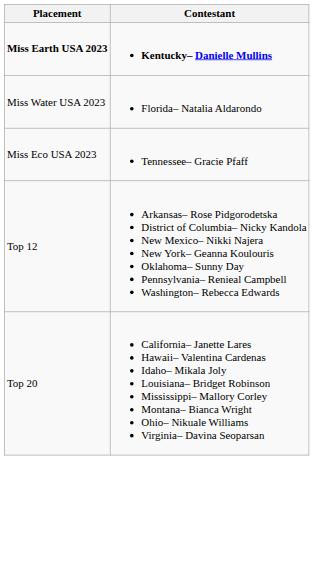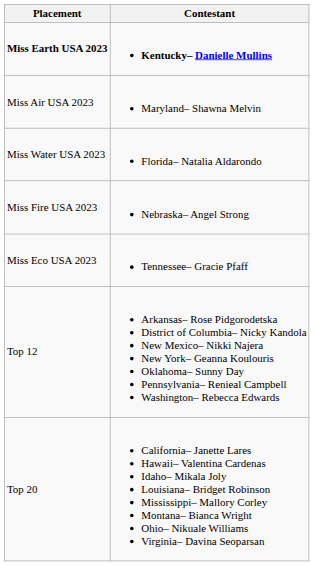+ row: (50, 102)
+ row: (52, 207)
